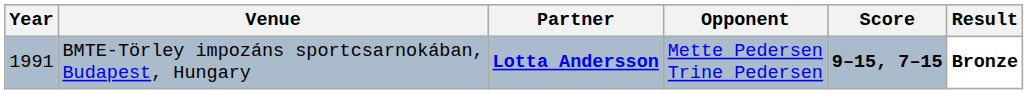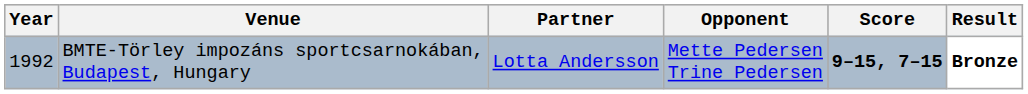(31, 62) 1991 -> (31, 62) 1992
(576, 62) bold -> (576, 62) normal
